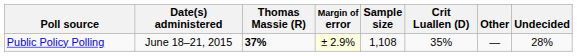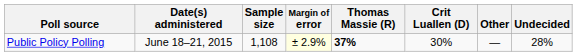columns swapped: (383, 19) <-> (279, 19)
(441, 42) 35% -> (441, 42) 30%
